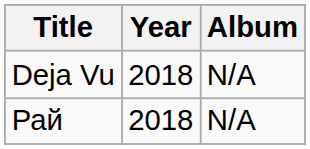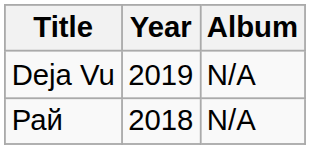(161, 74) 2018 -> (161, 74) 2019
